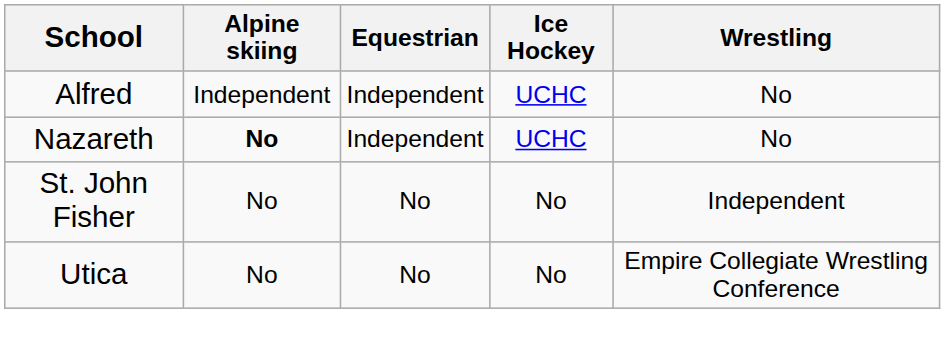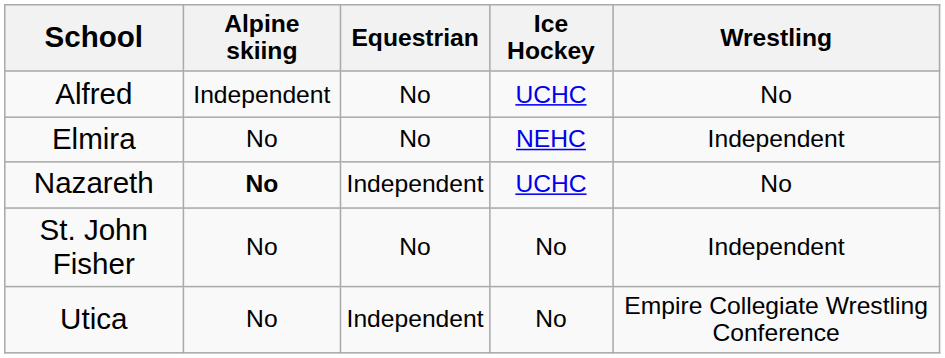(415, 93) Independent -> (415, 93) No
+ row: (94, 139)
(415, 274) No -> (415, 319) Independent
